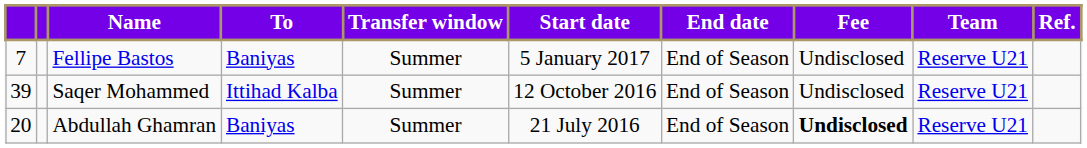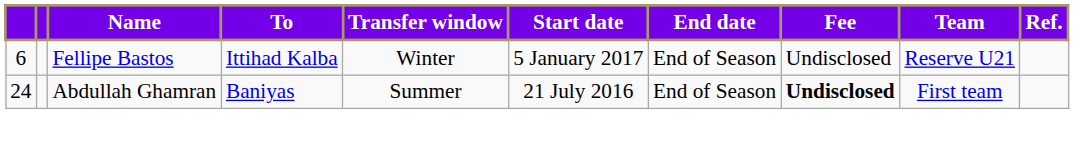(21, 57) 7 -> (21, 57) 6
(260, 57) Baniyas -> (282, 57) Ittihad Kalba
(425, 57) Summer -> (425, 57) Winter
- row: (131, 91)
(21, 125) 20 -> (21, 91) 24
(973, 125) Reserve U21 -> (960, 91) First team
